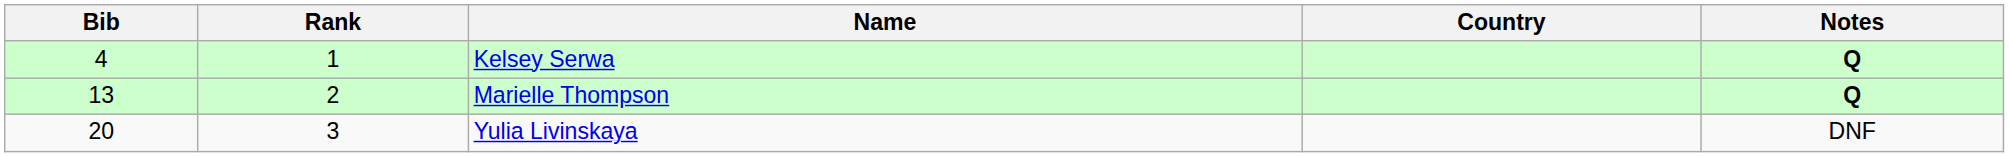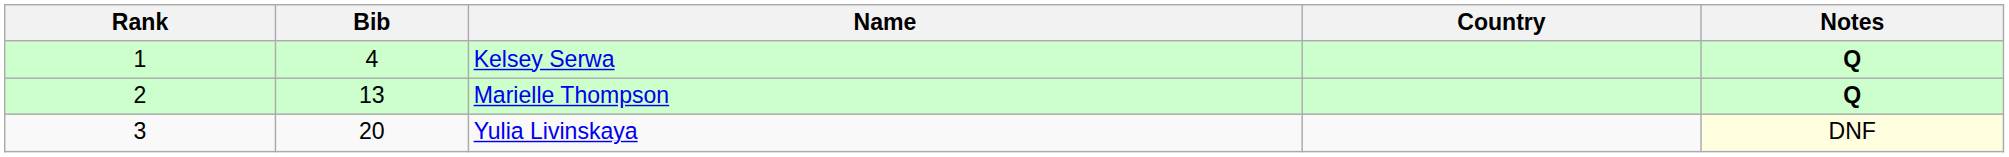columns swapped: (333, 22) <-> (101, 22)
(1852, 132) no background -> (1852, 132) lightyellow background
